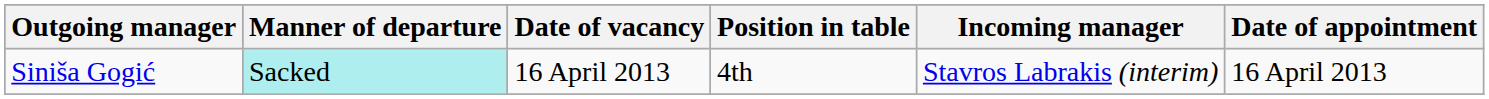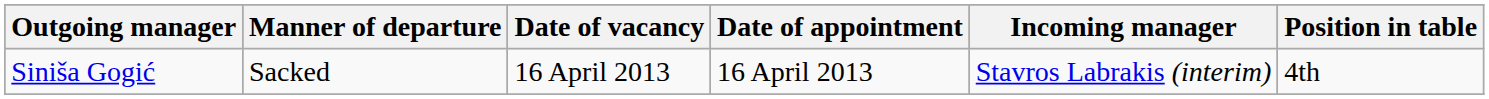columns swapped: (814, 26) <-> (1354, 26)
(289, 71) paleturquoise background -> (289, 71) no background
